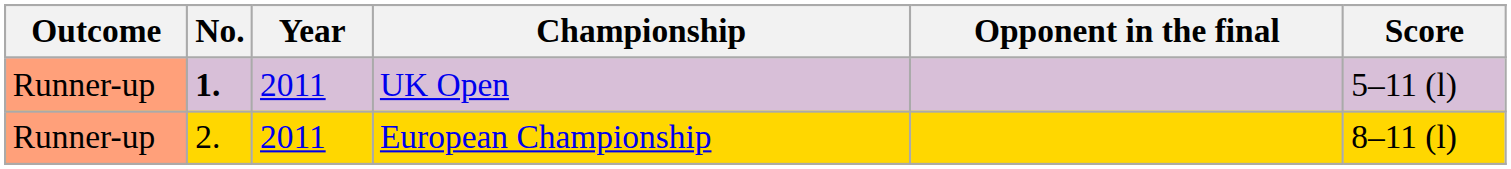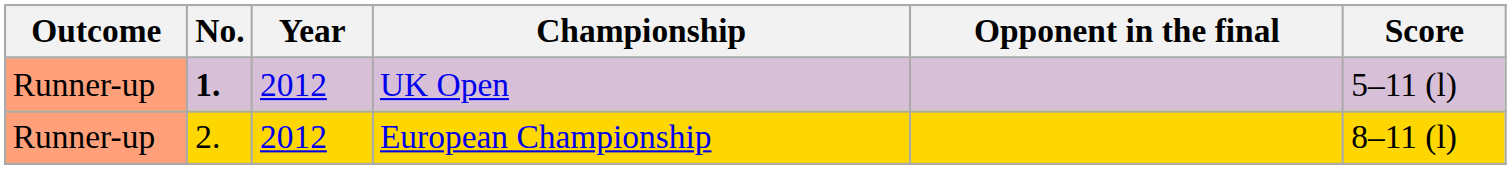(293, 84) 2011 -> (293, 84) 2012
(293, 137) 2011 -> (293, 137) 2012
